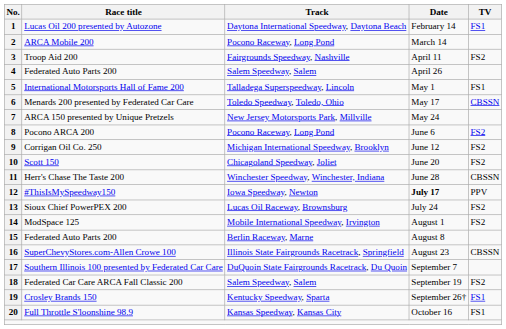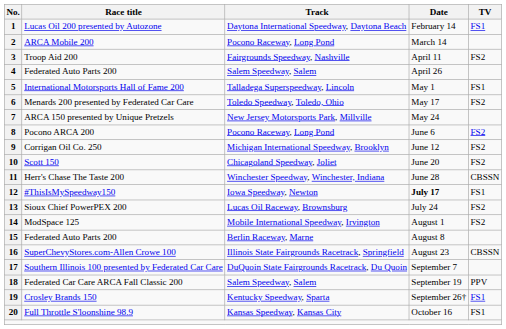(485, 101) CBSSN -> (478, 101) FS2
(479, 192) PPV -> (478, 192) FS1
(478, 282) FS2 -> (479, 282) PPV
